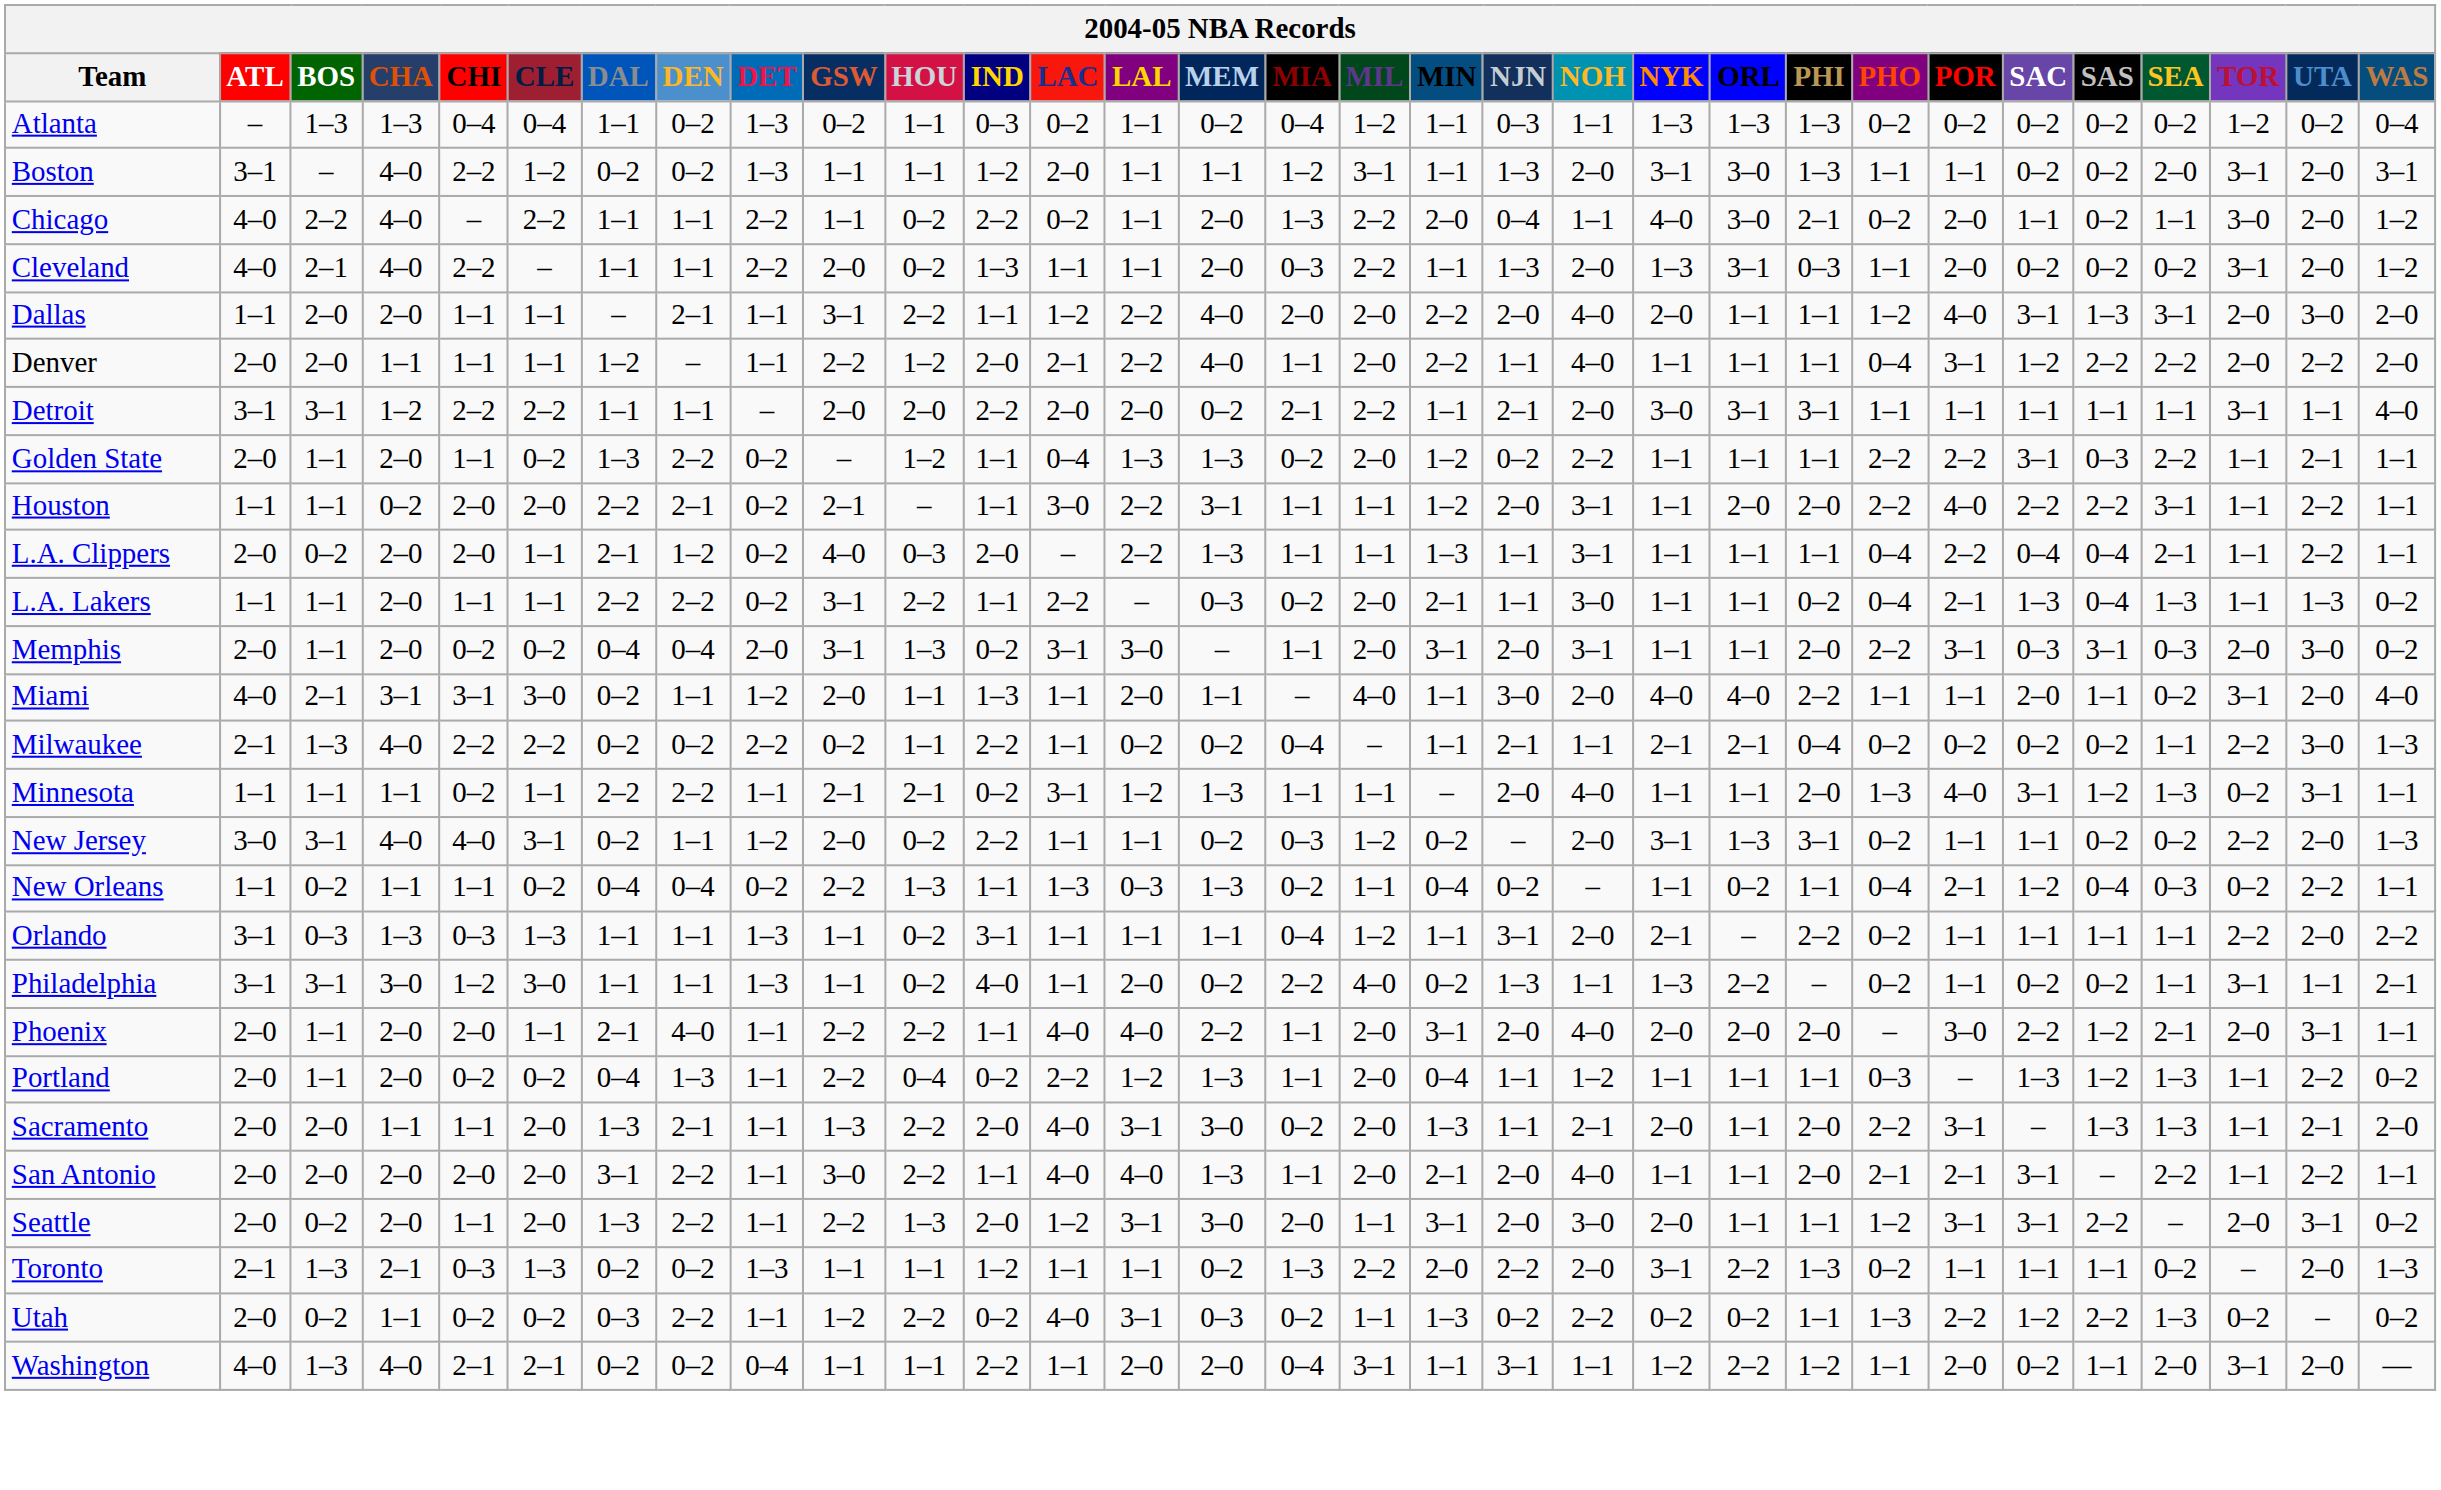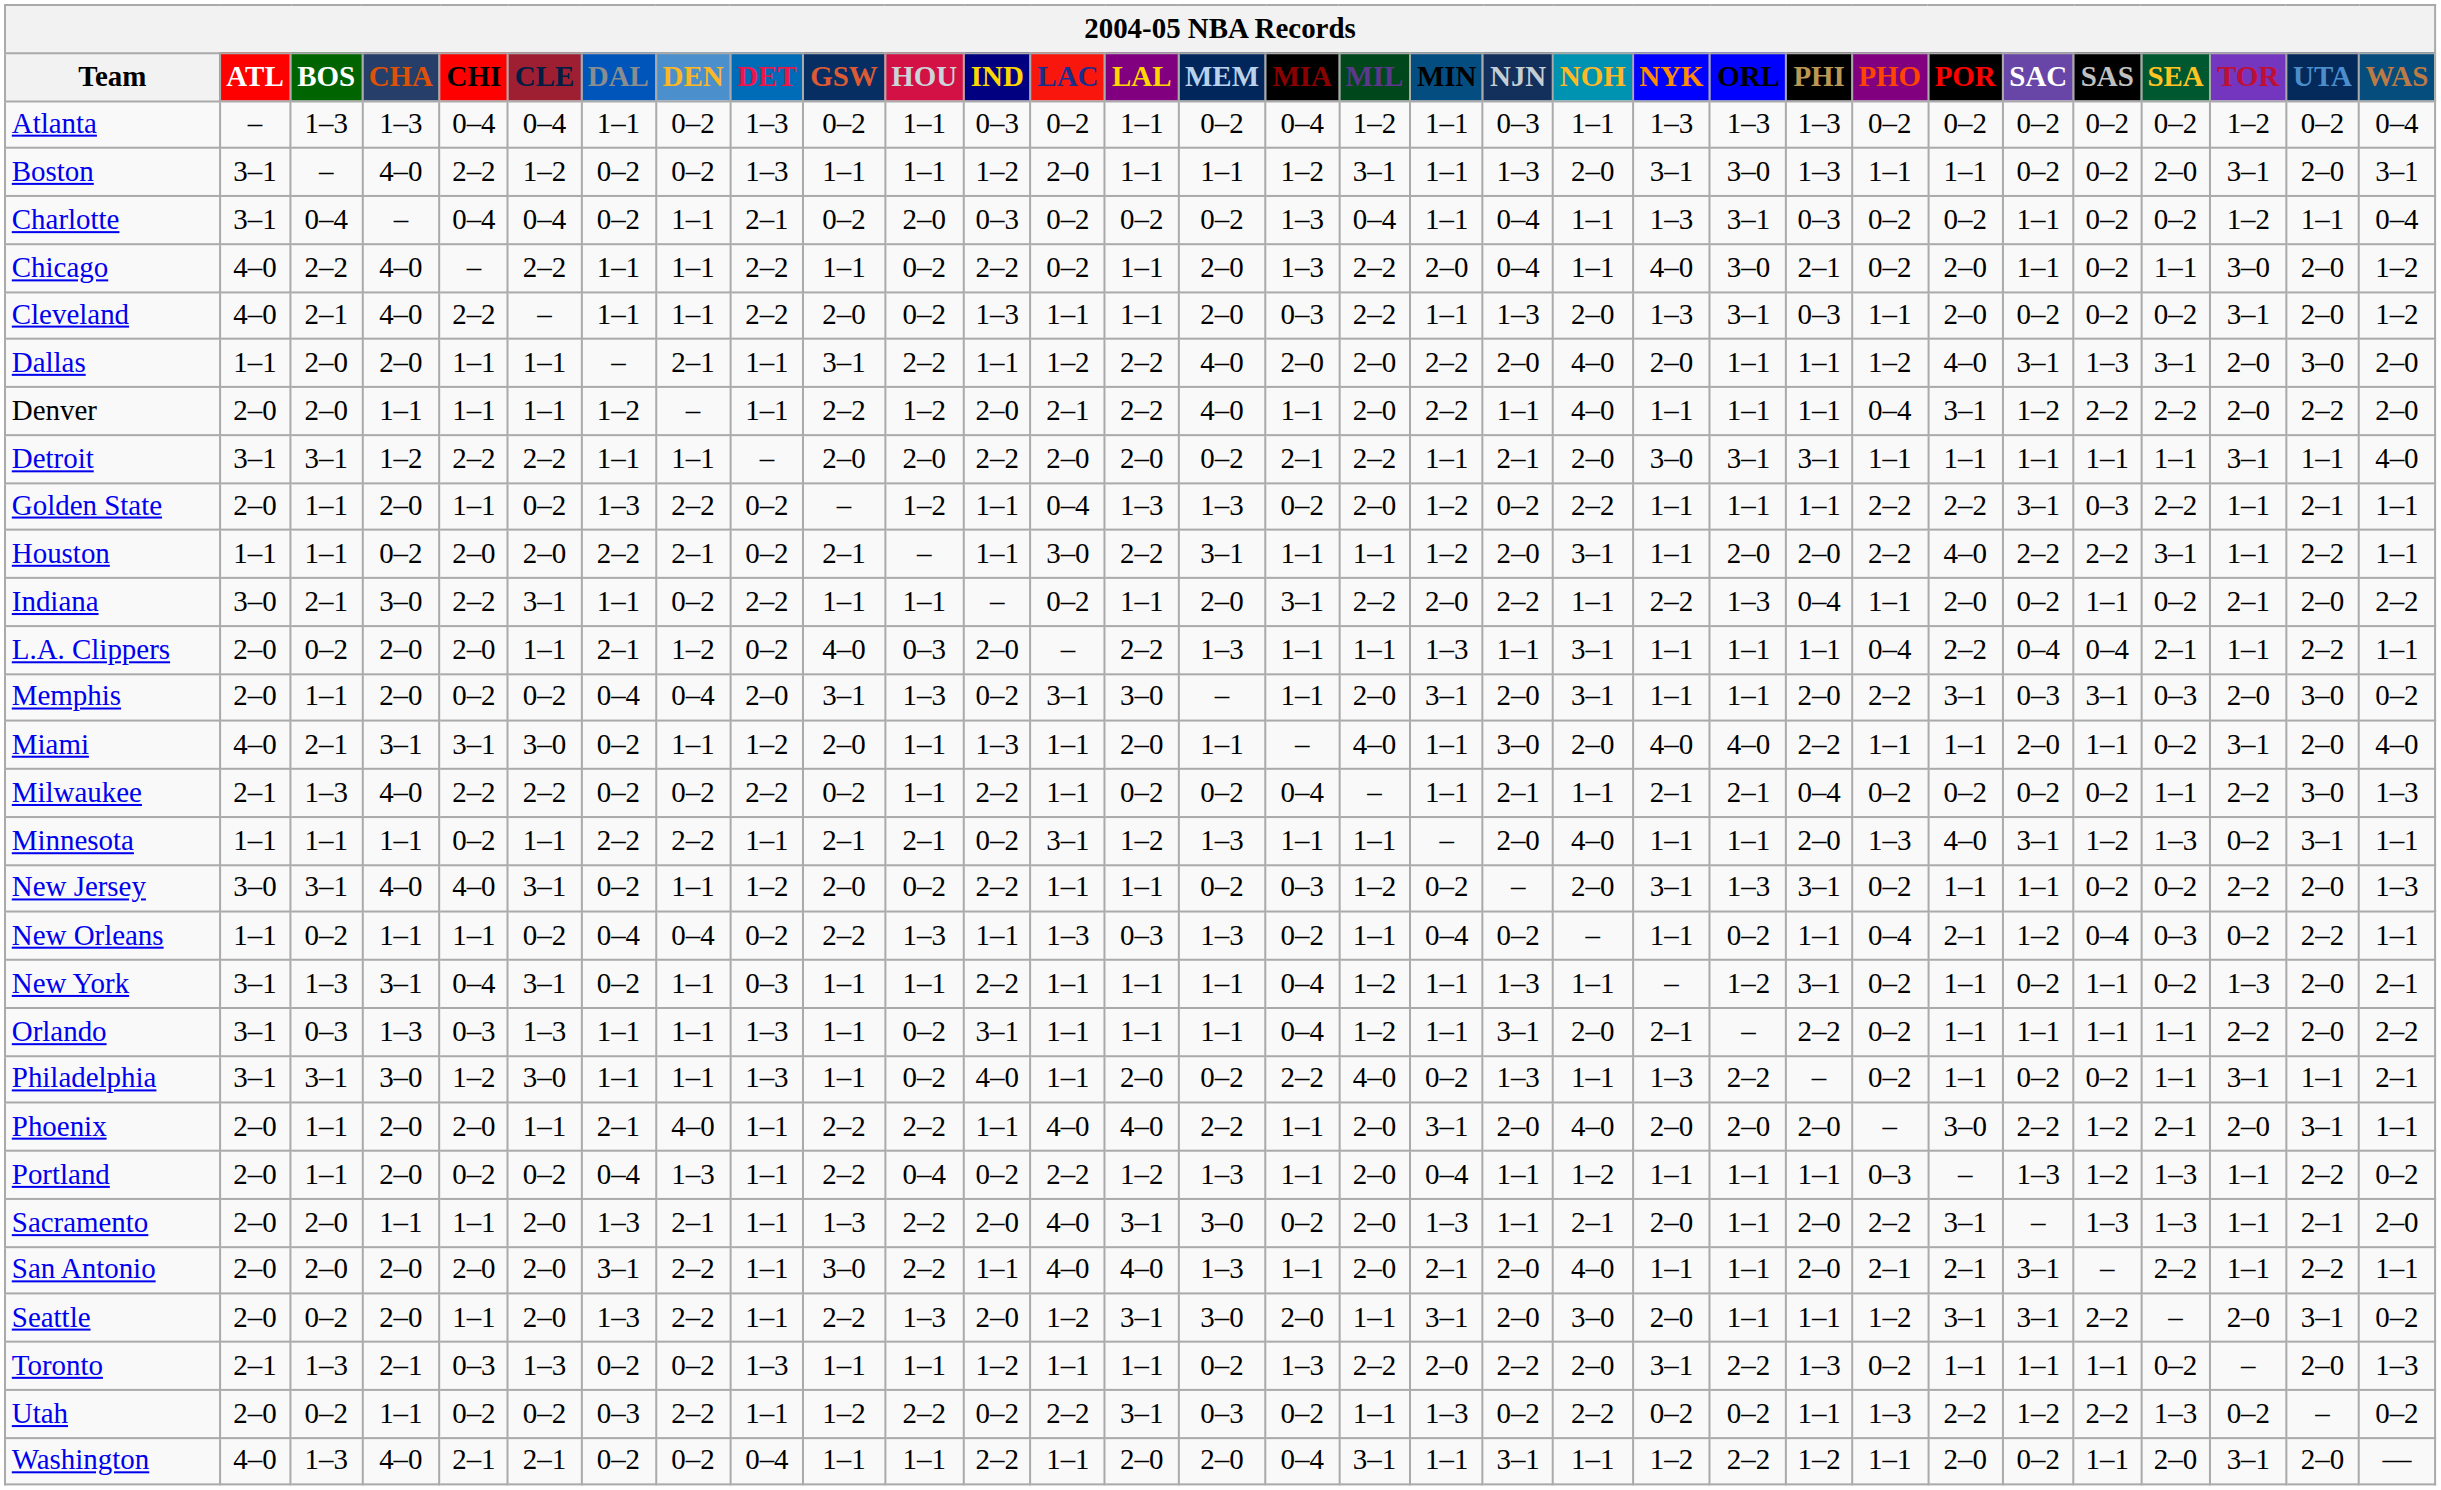+ row: (66, 219)
+ row: (55, 601)
- row: (81, 601)
+ row: (70, 983)
(1068, 1317) 4–0 -> (1068, 1413) 2–2
